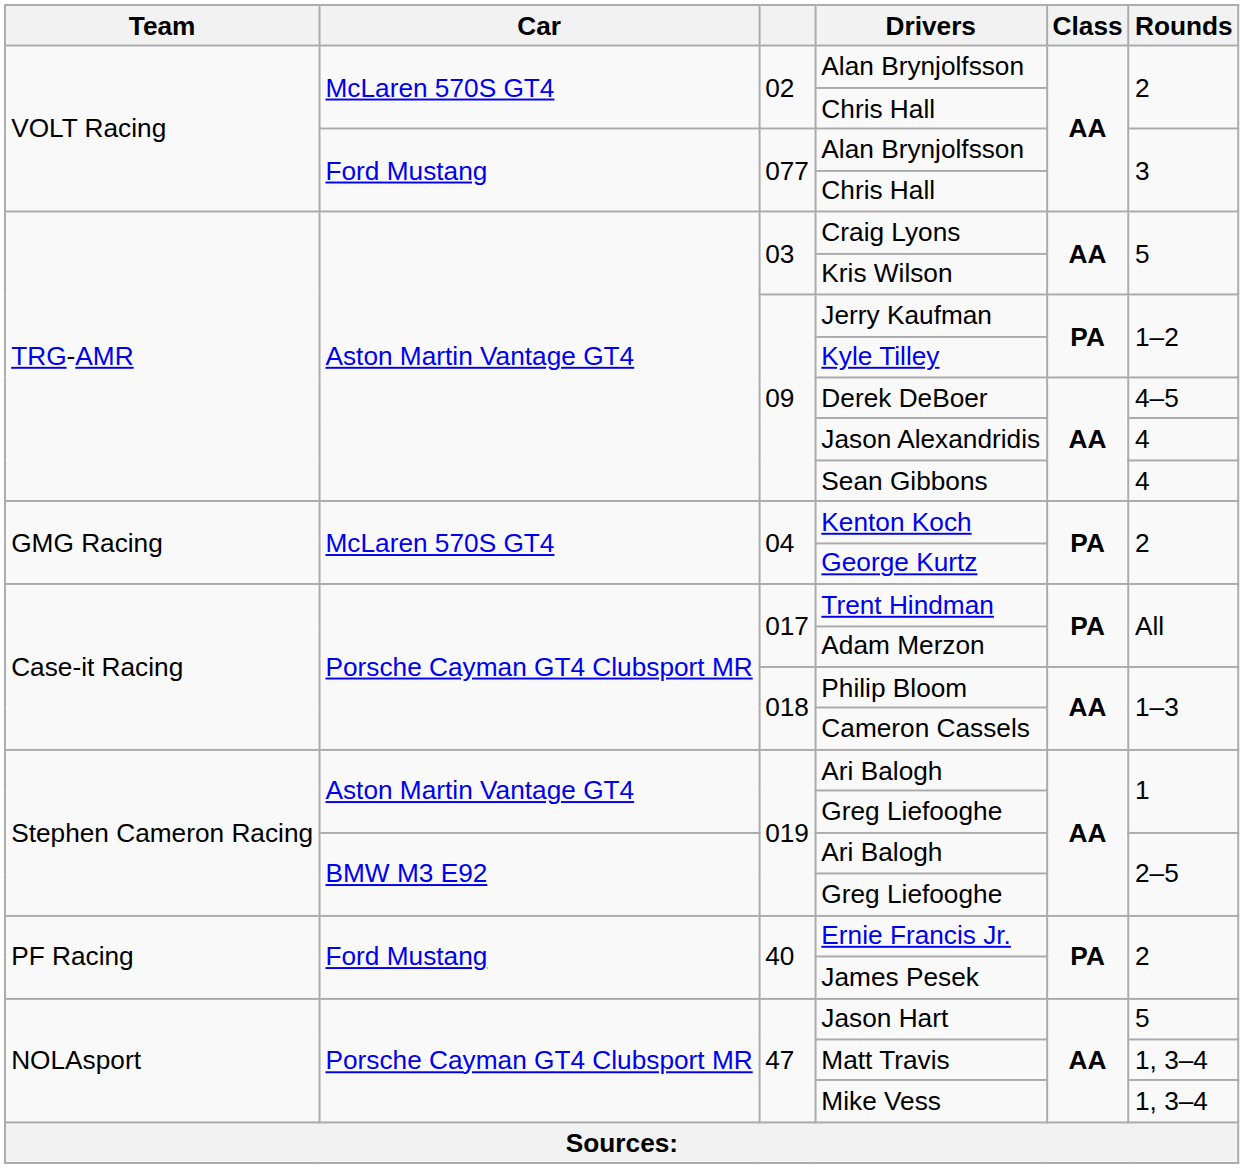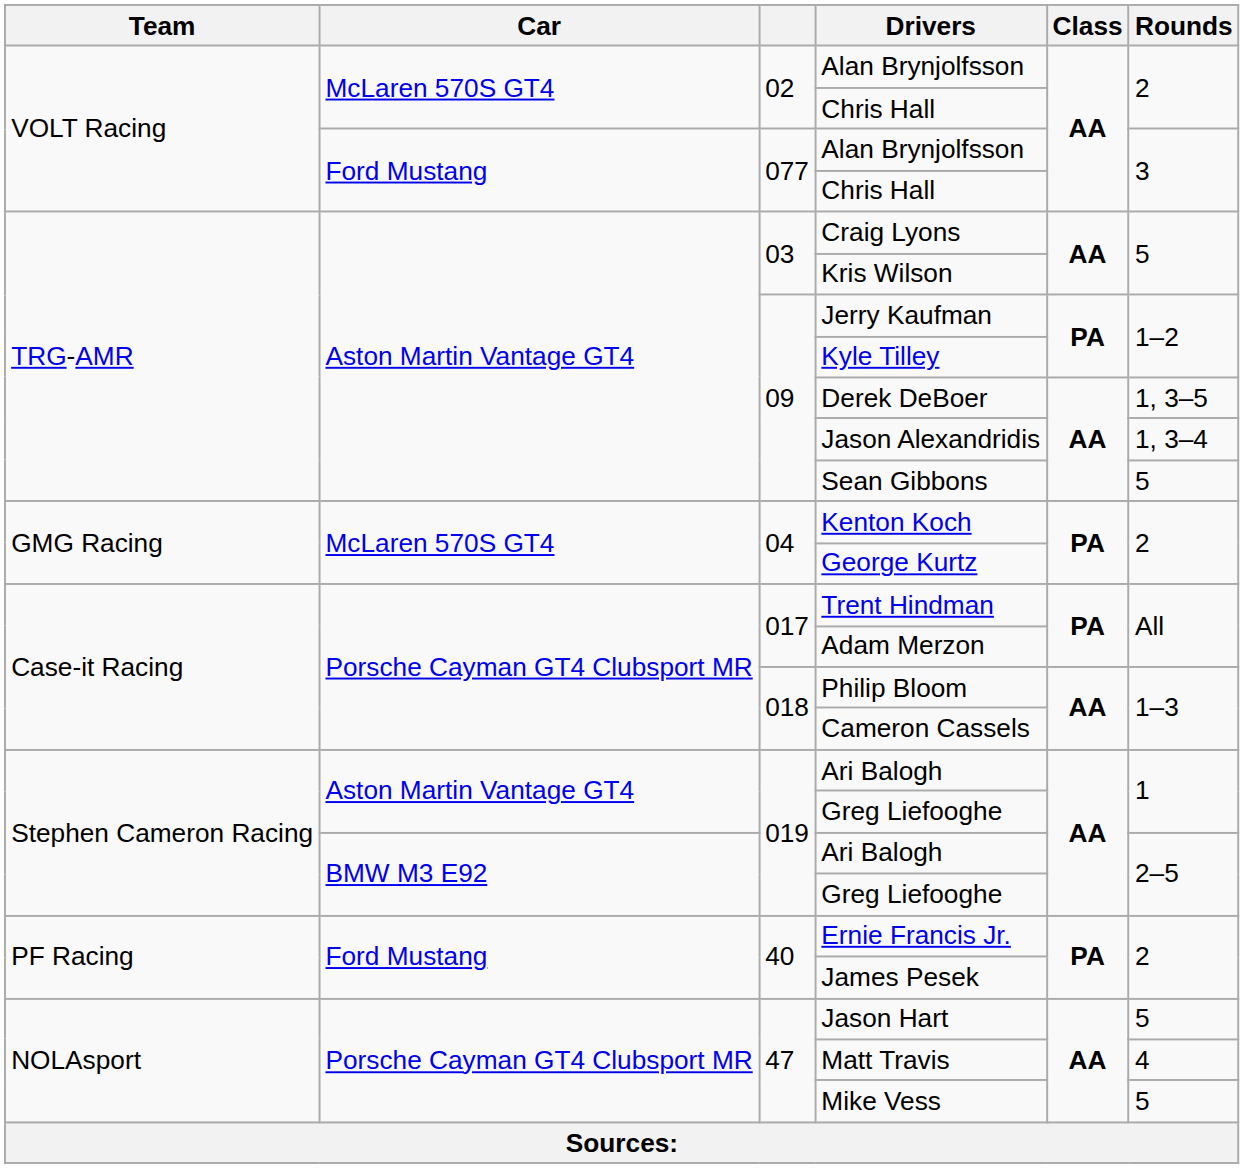(1157, 398) 4–5 -> (1171, 398) 1, 3–5
(1142, 439) 4 -> (1171, 439) 1, 3–4
(1142, 480) 4 -> (1142, 480) 5
(1171, 1060) 1, 3–4 -> (1142, 1060) 4
(1171, 1101) 1, 3–4 -> (1142, 1101) 5
